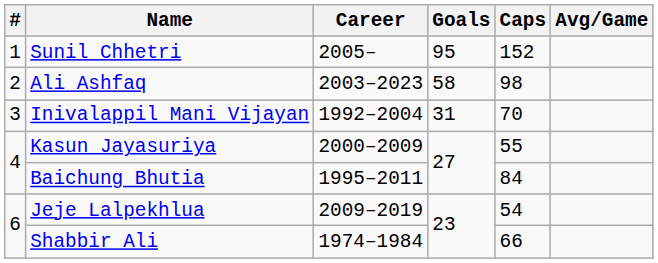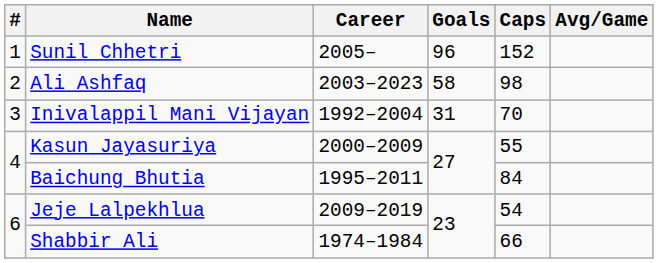(444, 52) 95 -> (444, 52) 96
